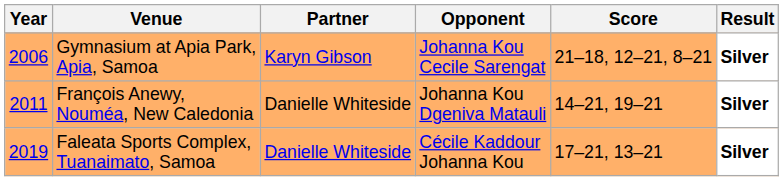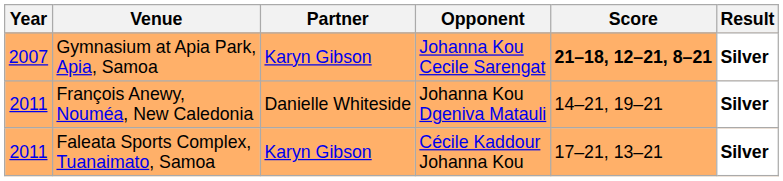(28, 57) 2006 -> (28, 57) 2007
(633, 57) normal -> (633, 57) bold
(28, 152) 2019 -> (28, 152) 2011
(338, 152) Danielle Whiteside -> (318, 152) Karyn Gibson
